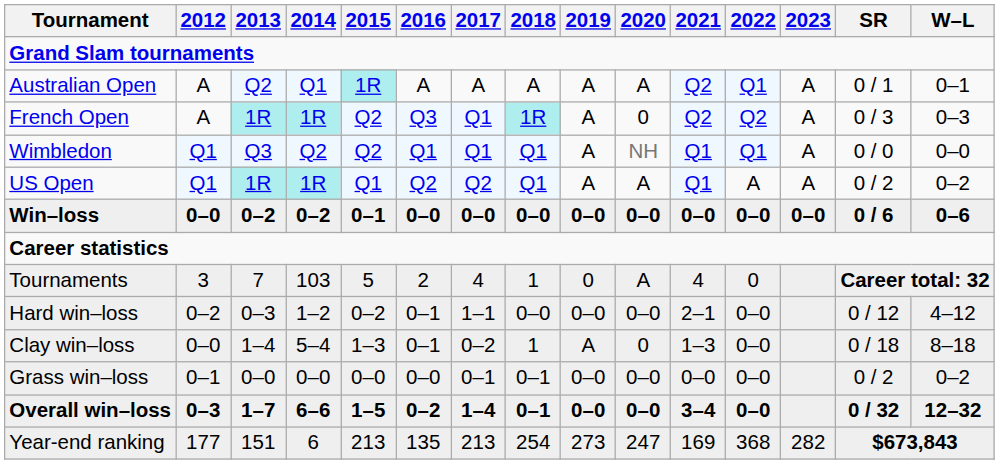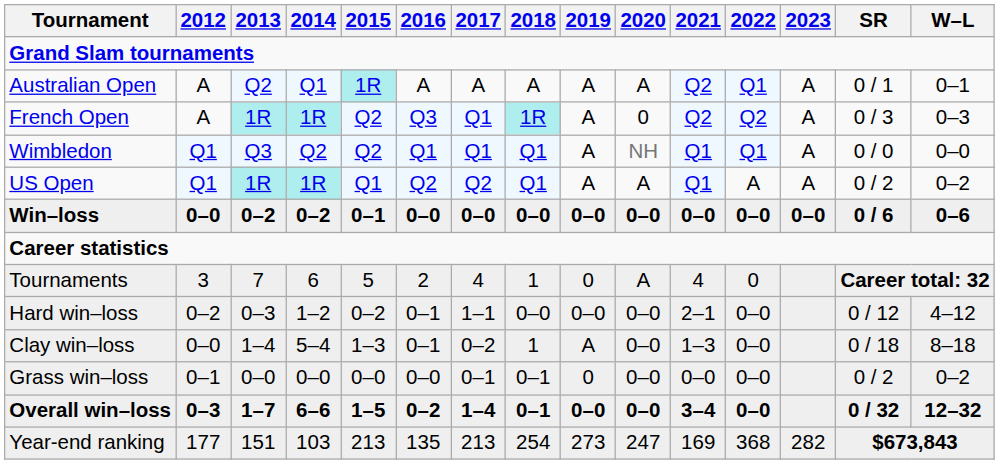(313, 280) 103 -> (313, 280) 6
(643, 345) 0 -> (643, 345) 0–0
(588, 378) 0–0 -> (588, 378) 0
(313, 442) 6 -> (313, 442) 103
